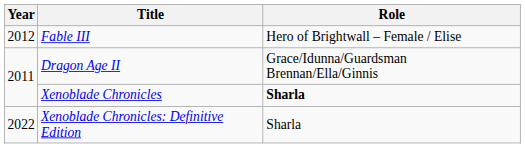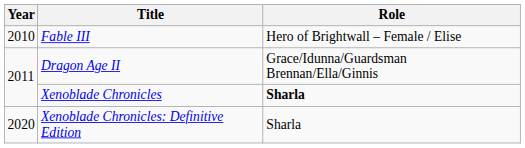(21, 36) 2012 -> (21, 36) 2010
(21, 124) 2022 -> (21, 124) 2020
